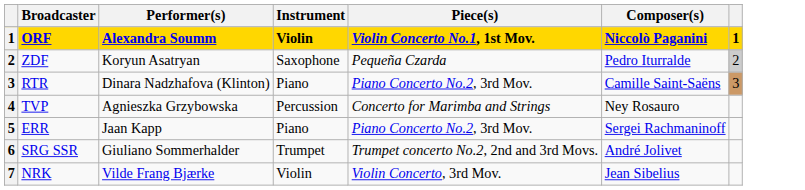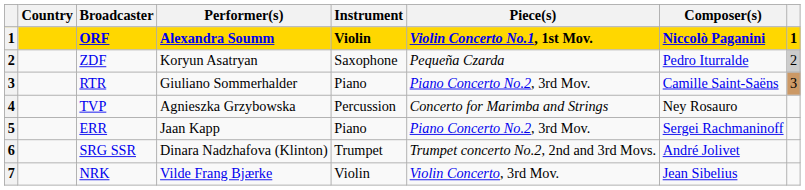+ column: (47, 15)
(186, 83) Dinara Nadzhafova (Klinton) -> (229, 83) Giuliano Sommerhalder
(171, 151) Giuliano Sommerhalder -> (244, 151) Dinara Nadzhafova (Klinton)
